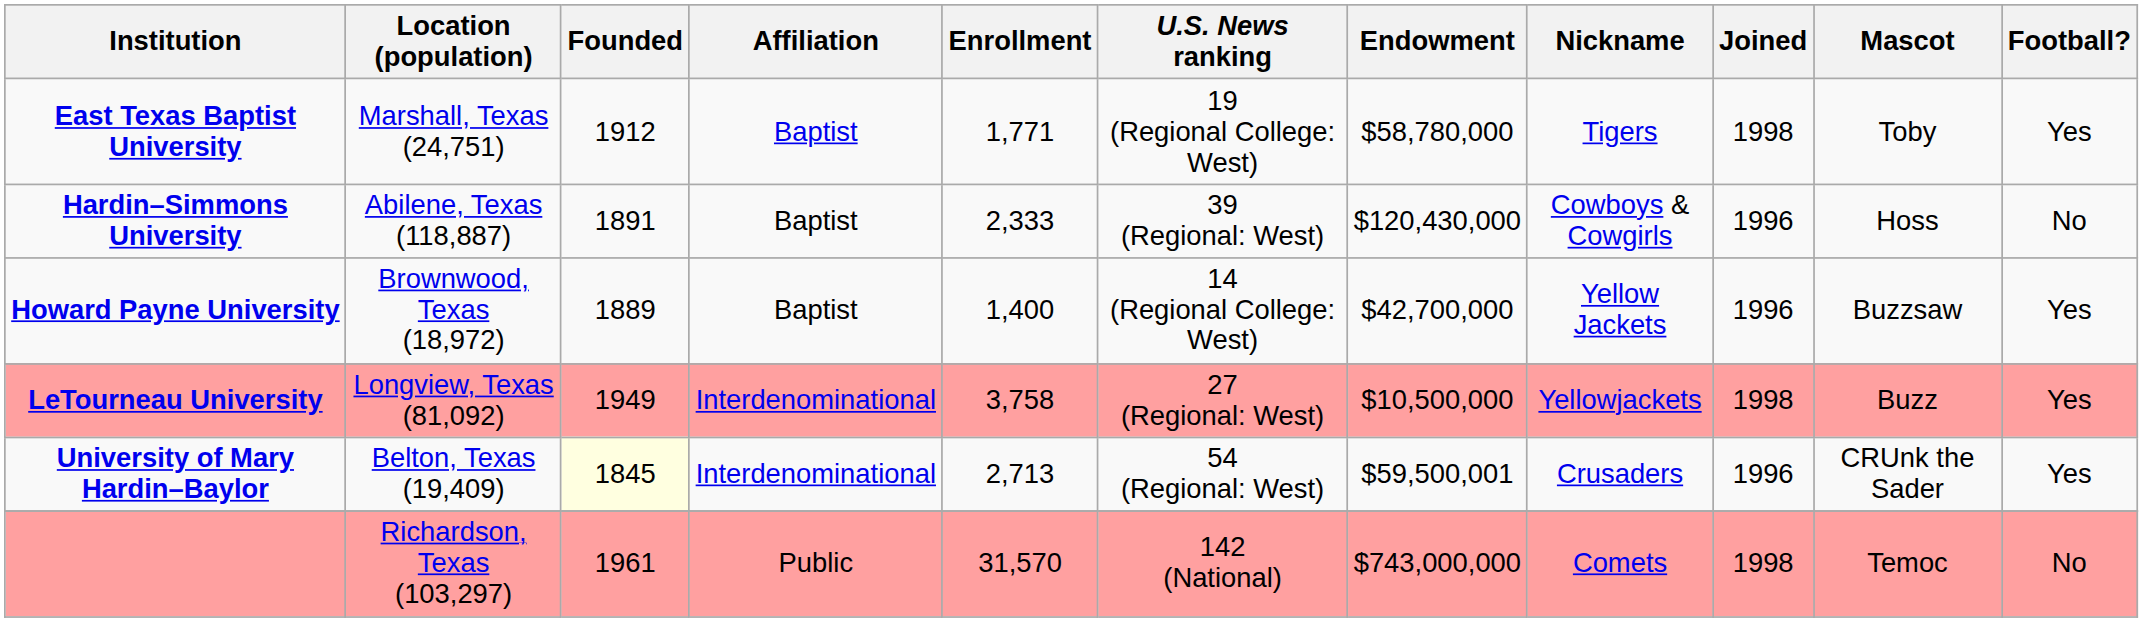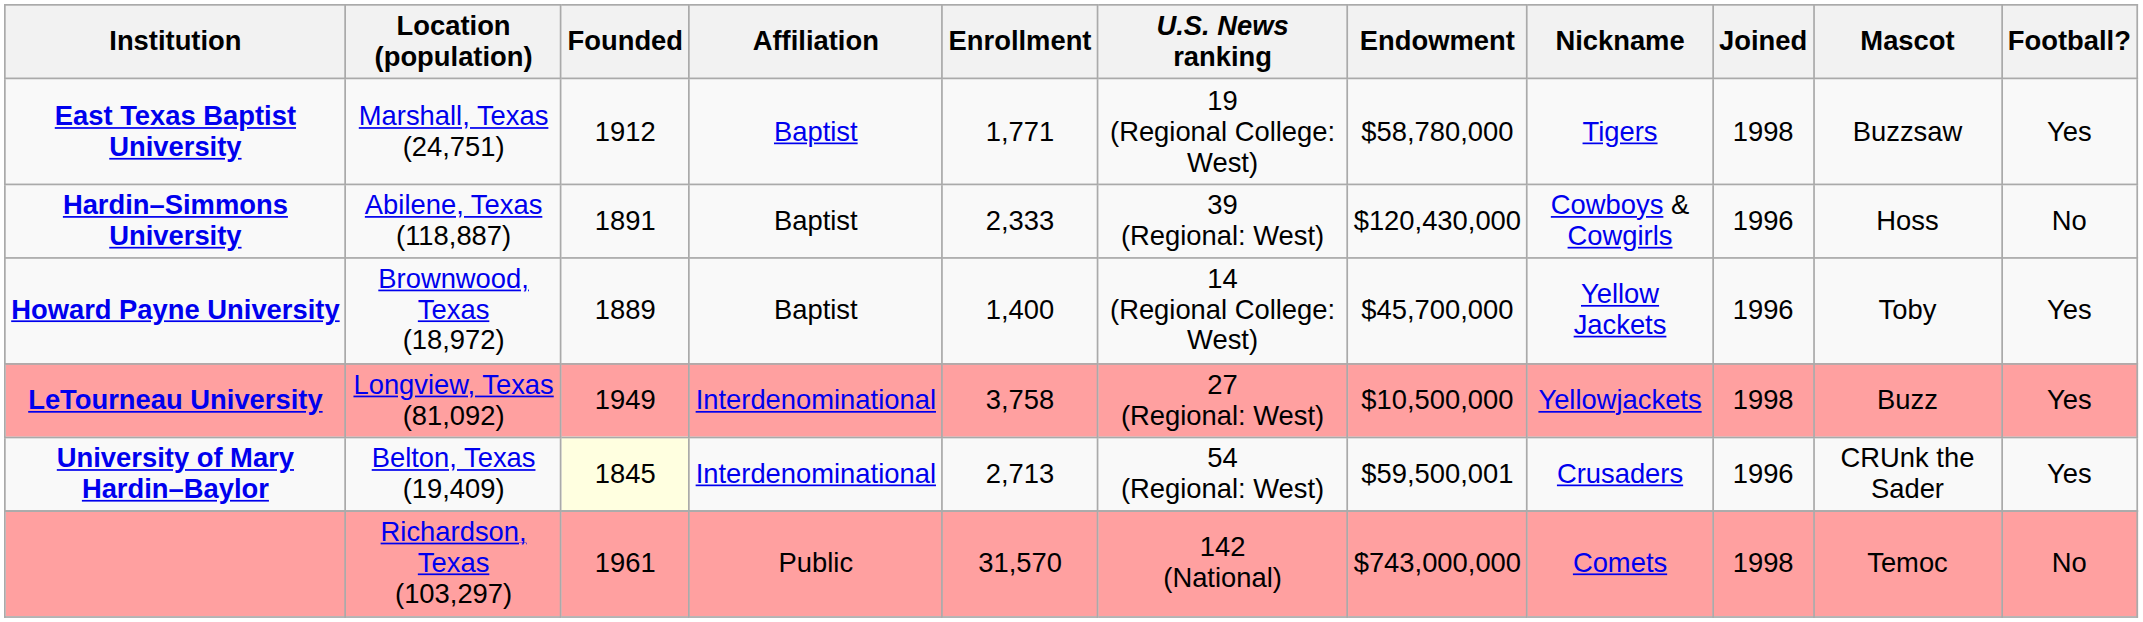(1907, 131) Toby -> (1907, 131) Buzzsaw
(1437, 310) $42,700,000 -> (1437, 310) $45,700,000
(1907, 310) Buzzsaw -> (1907, 310) Toby
